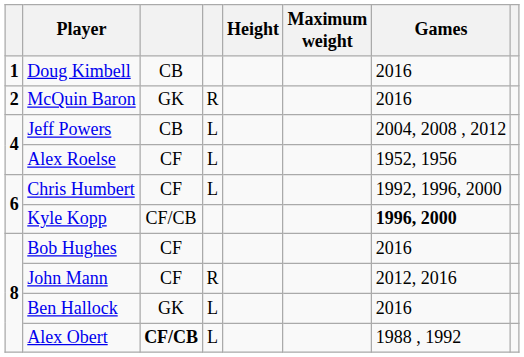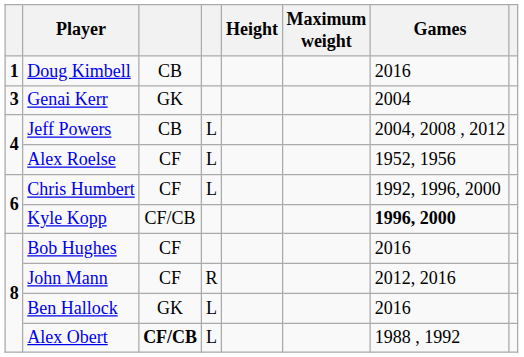- row: (81, 100)
+ row: (67, 100)
